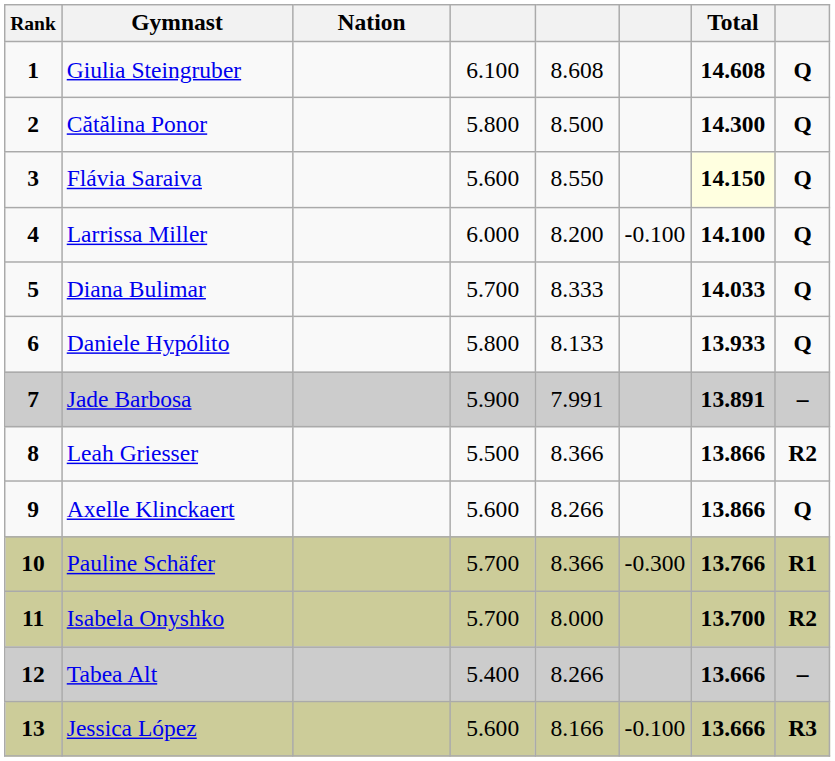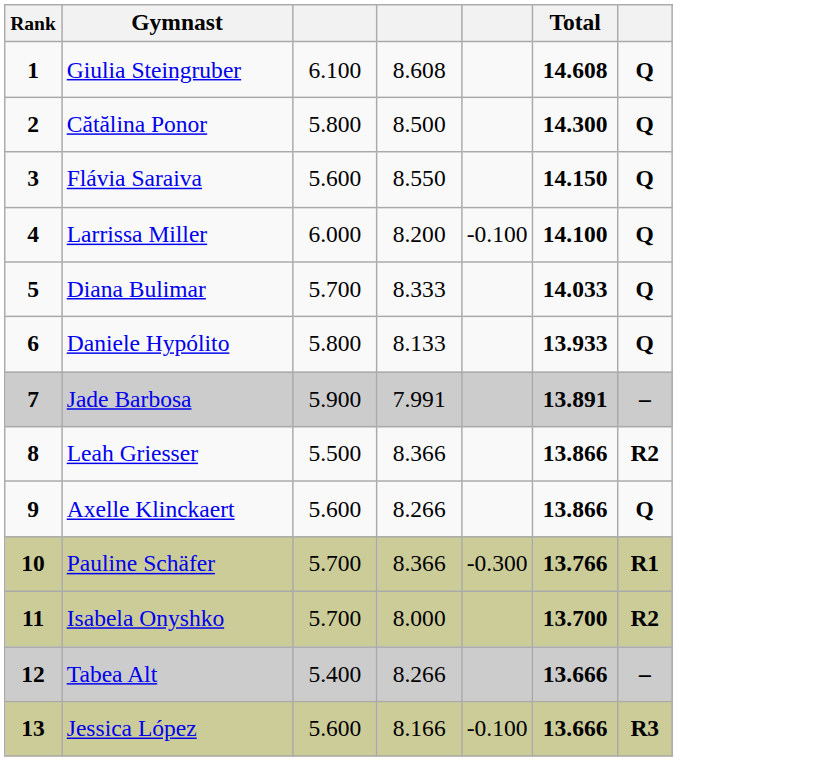- column: (372, 23)
(733, 179) lightyellow background -> (575, 179) no background
